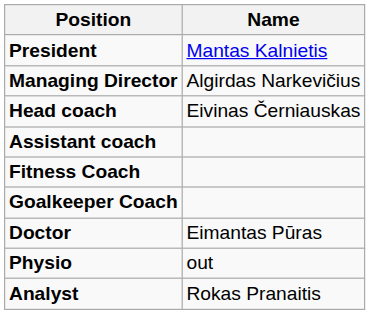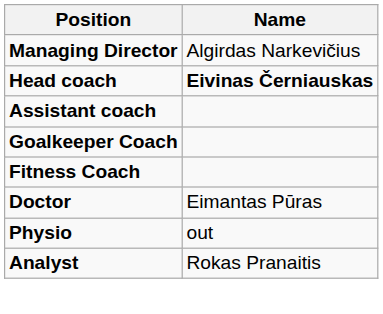- row: (53, 50)
(273, 111) normal -> (280, 80) bold
rows swapped: (93, 202) <-> (75, 171)
